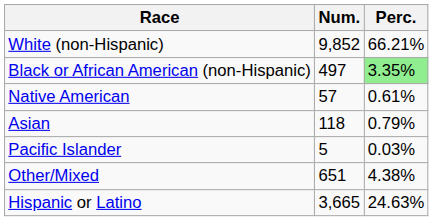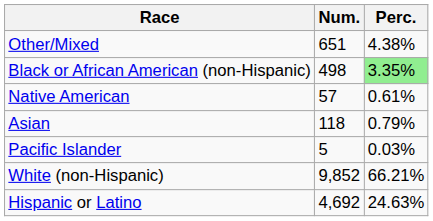rows swapped: (86, 44) <-> (54, 176)
(332, 70) 497 -> (332, 70) 498
(339, 202) 3,665 -> (339, 202) 4,692
